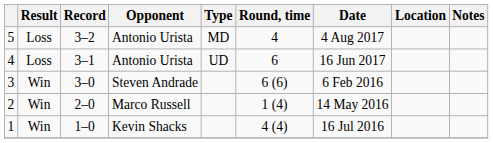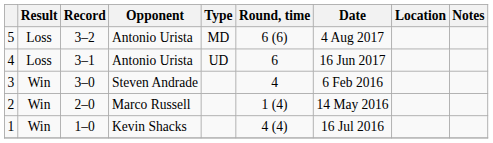(275, 38) 4 -> (275, 38) 6 (6)
(275, 82) 6 (6) -> (275, 82) 4
